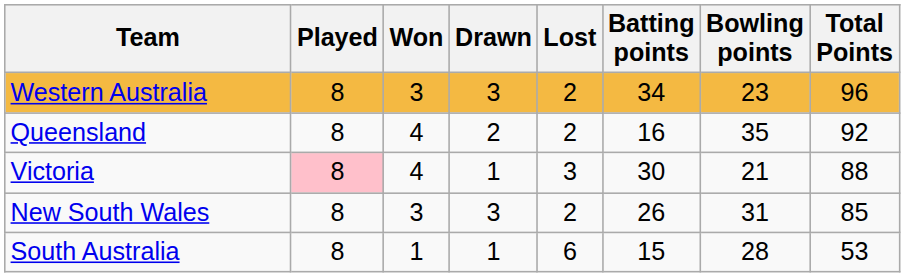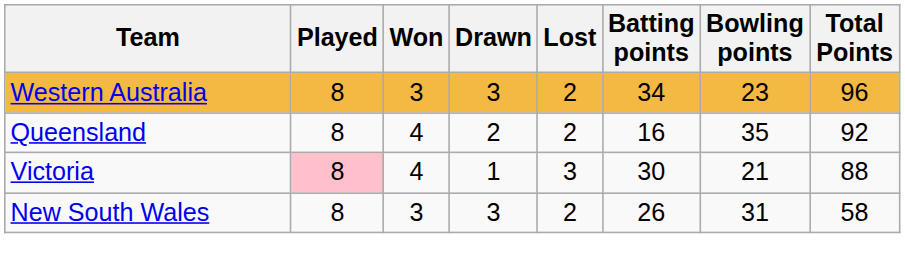(855, 212) 85 -> (855, 212) 58
- row: (95, 251)
